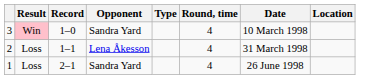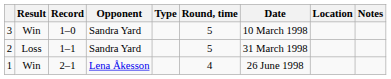+ column: (370, 13)
(32, 31) pink background -> (32, 31) no background
(210, 31) 4 -> (210, 31) 5
(119, 48) Lena Åkesson -> (115, 48) Sandra Yard
(210, 48) 4 -> (210, 48) 5
(32, 66) Loss -> (32, 66) Win
(115, 66) Sandra Yard -> (119, 66) Lena Åkesson
